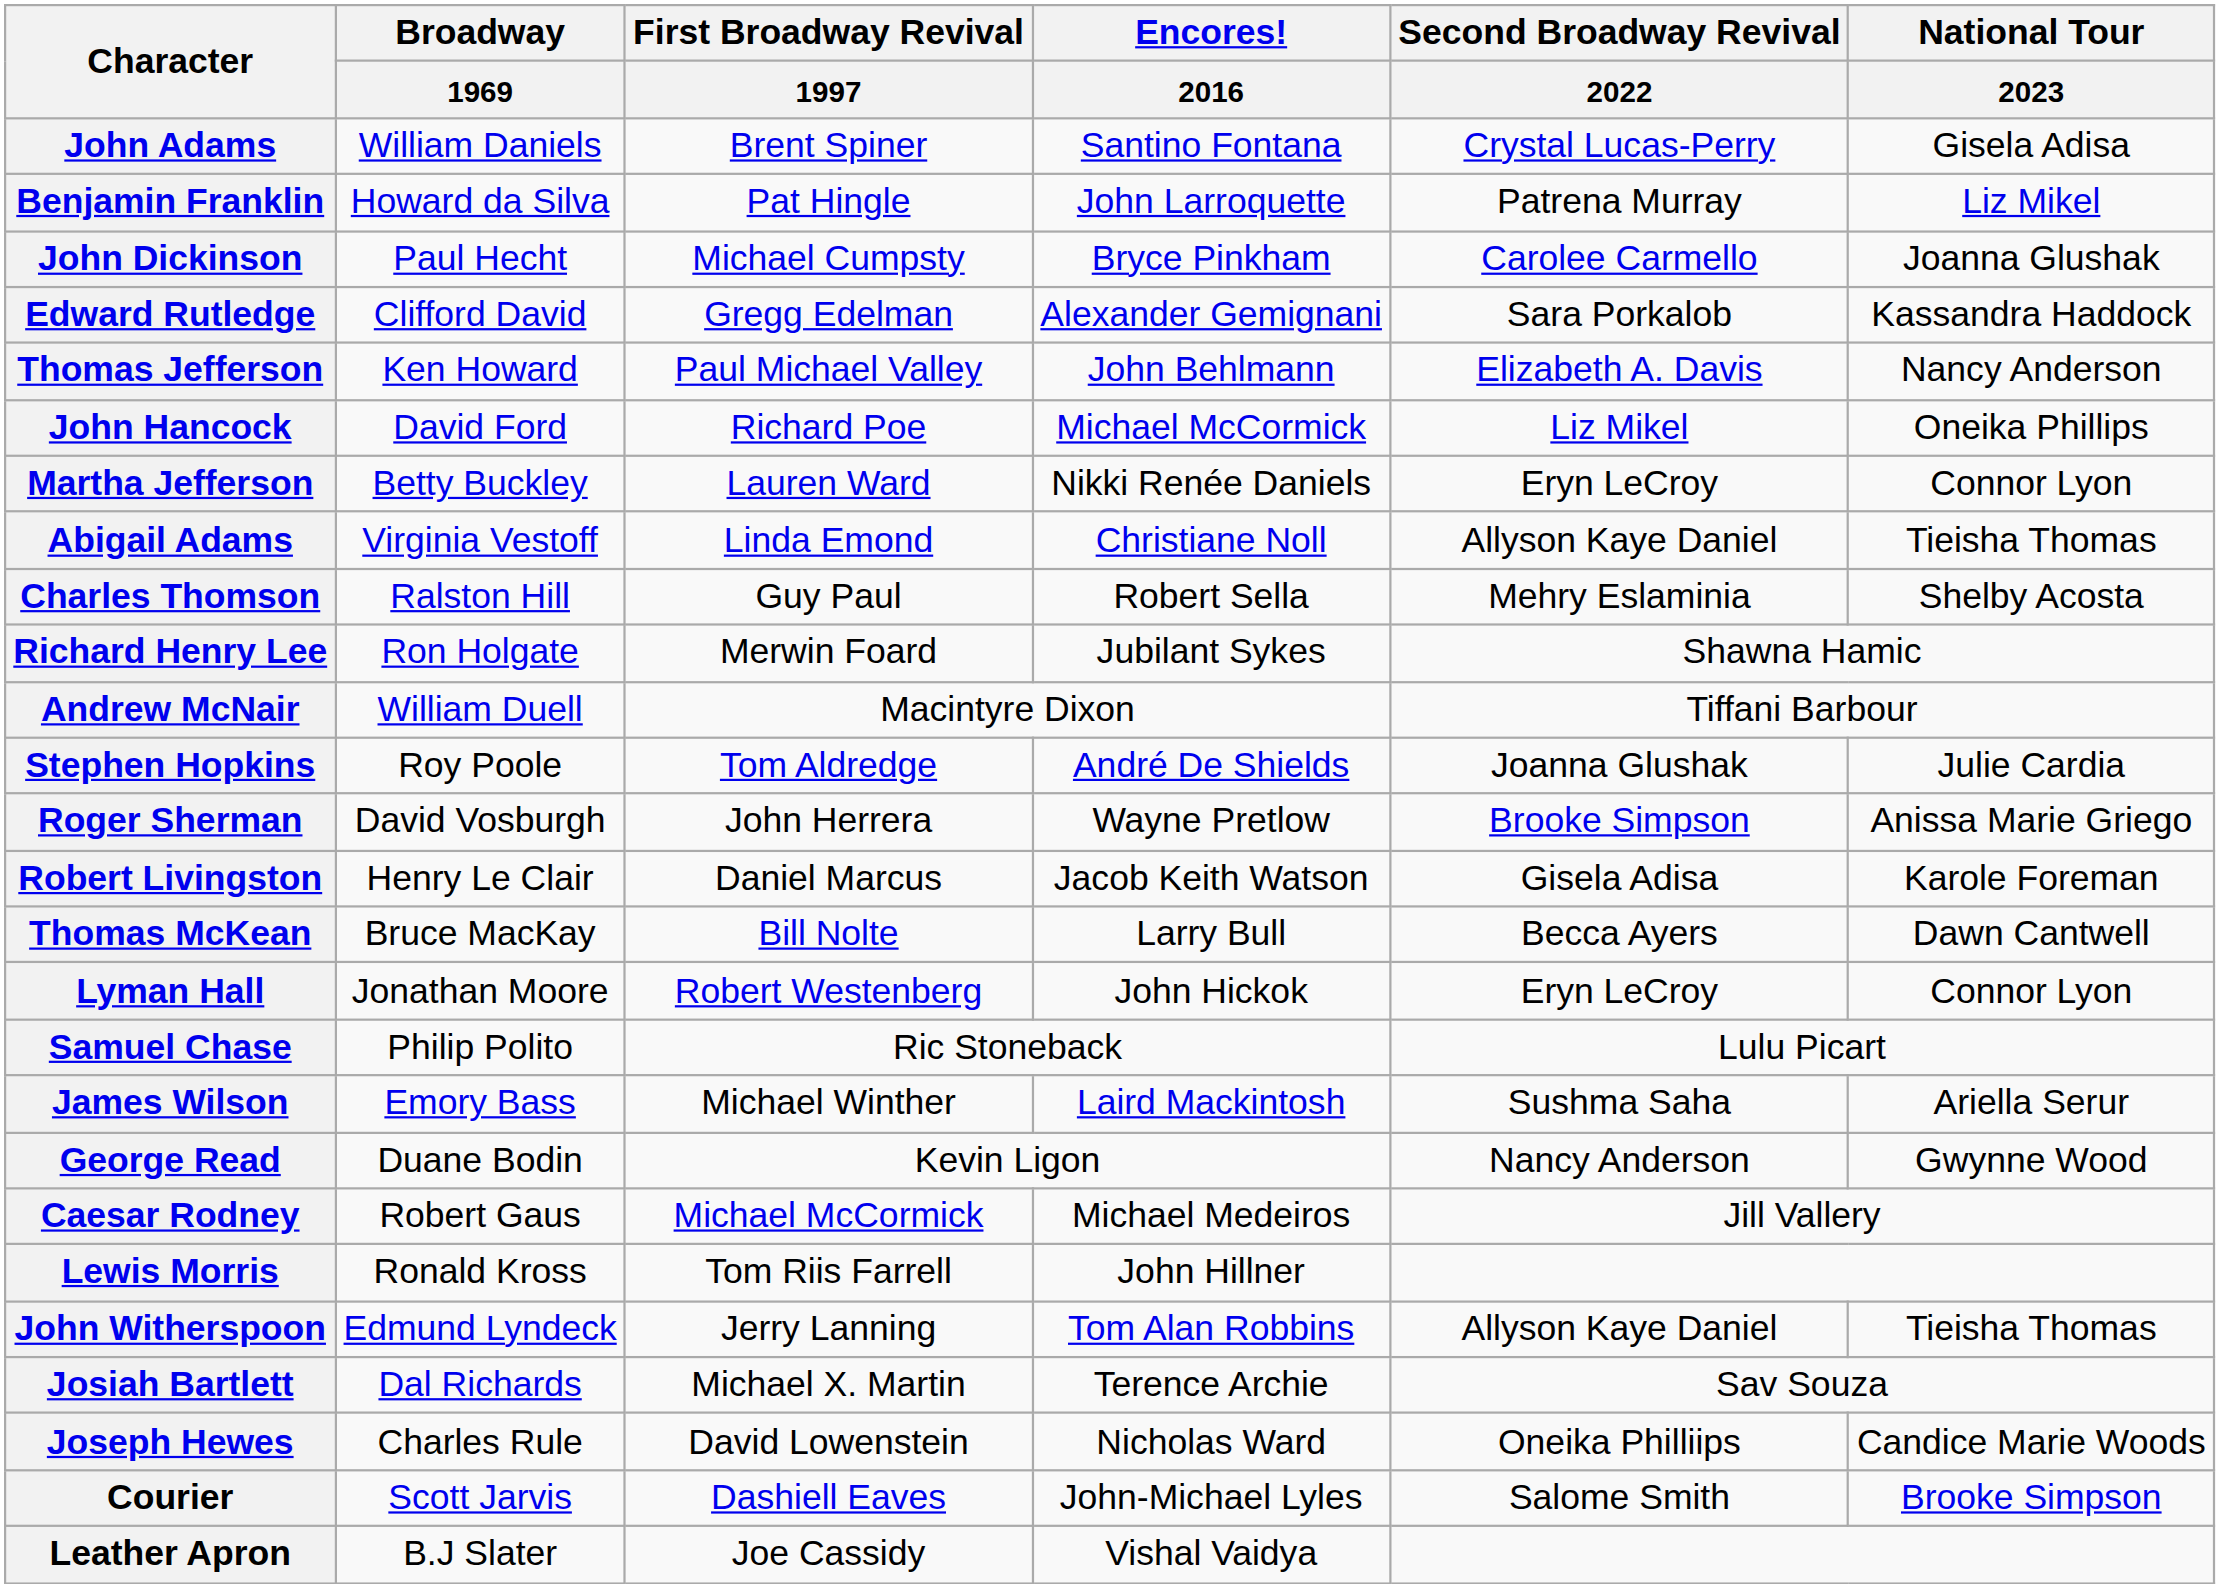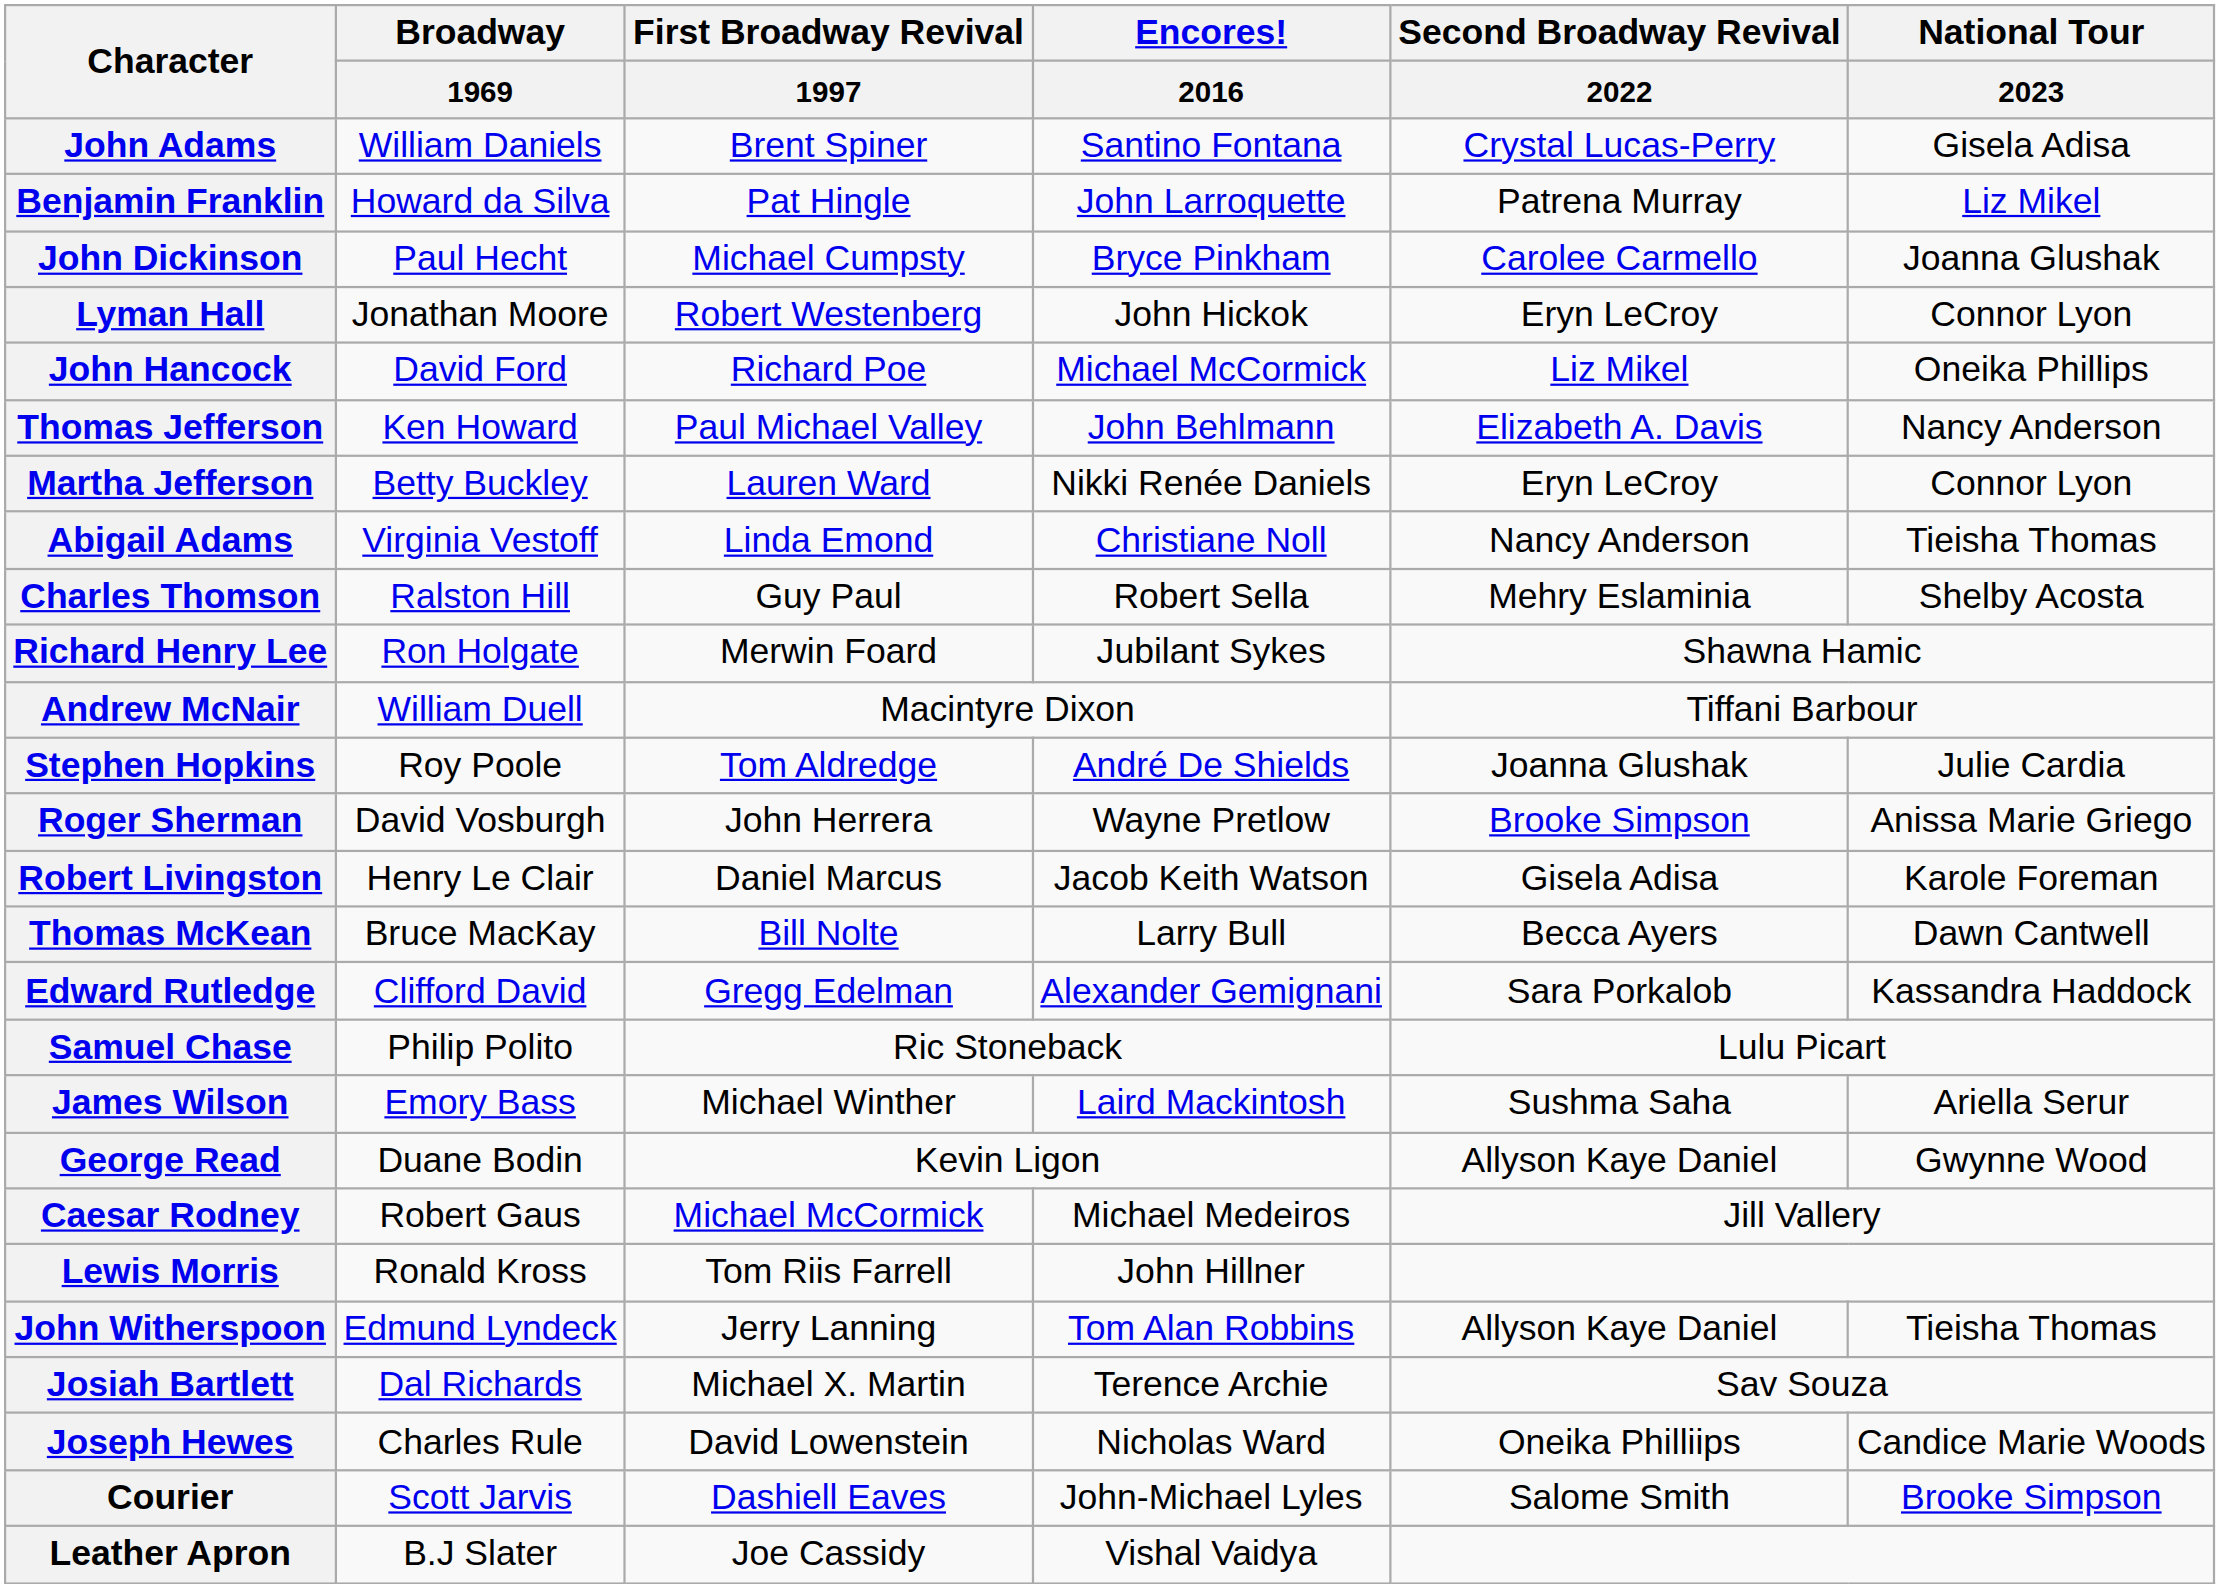rows swapped: (170, 314) <-> (170, 990)
rows swapped: (170, 370) <-> (170, 426)
(1619, 539) Allyson Kaye Daniel -> (1619, 539) Nancy Anderson
(1619, 1159) Nancy Anderson -> (1619, 1159) Allyson Kaye Daniel
